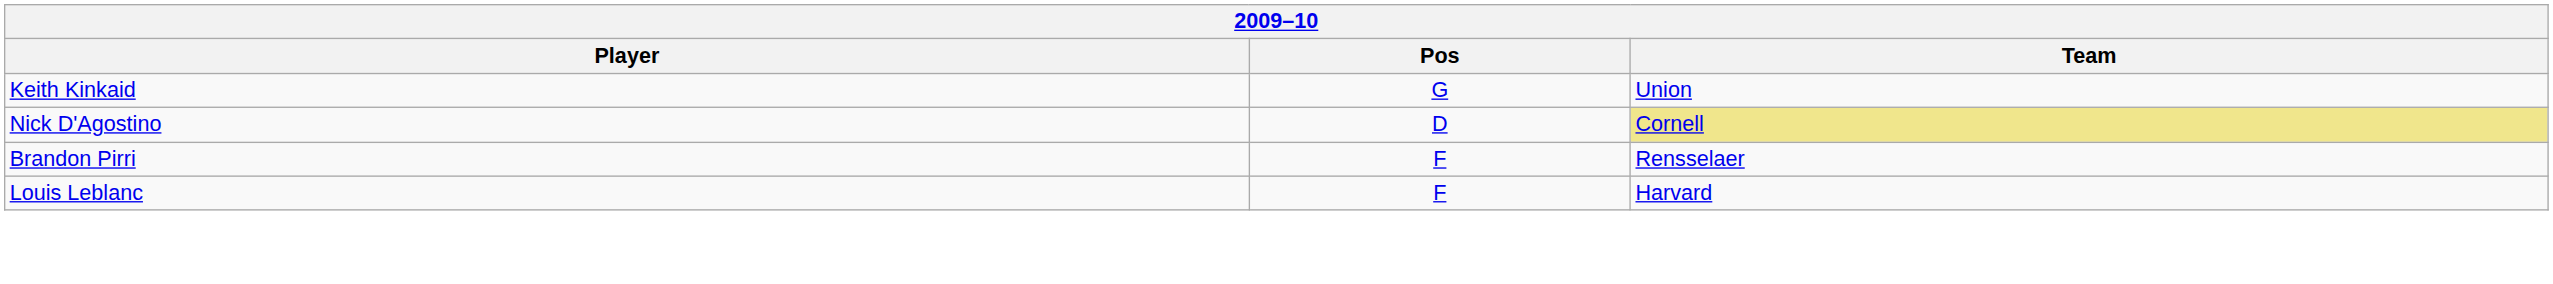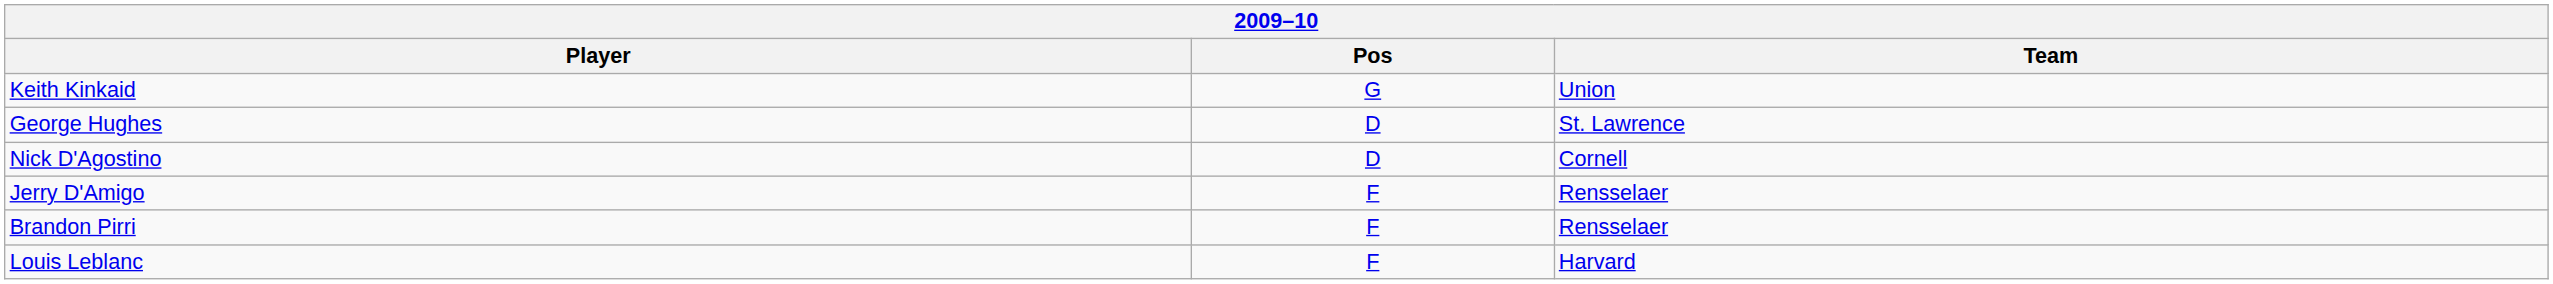+ row: (86, 124)
(1670, 124) khaki background -> (1593, 158) no background
+ row: (77, 192)
